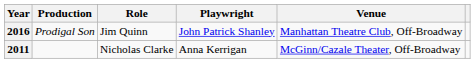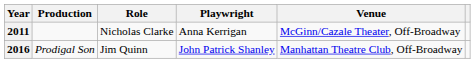rows swapped: (18, 49) <-> (18, 31)
